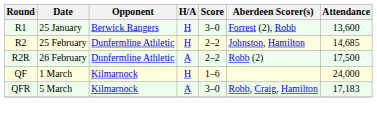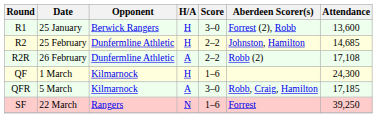(346, 58) 17,500 -> (346, 58) 17,108
(346, 74) 24,000 -> (346, 74) 24,300
(346, 89) 17,183 -> (346, 89) 17,185
+ row: (21, 105)
